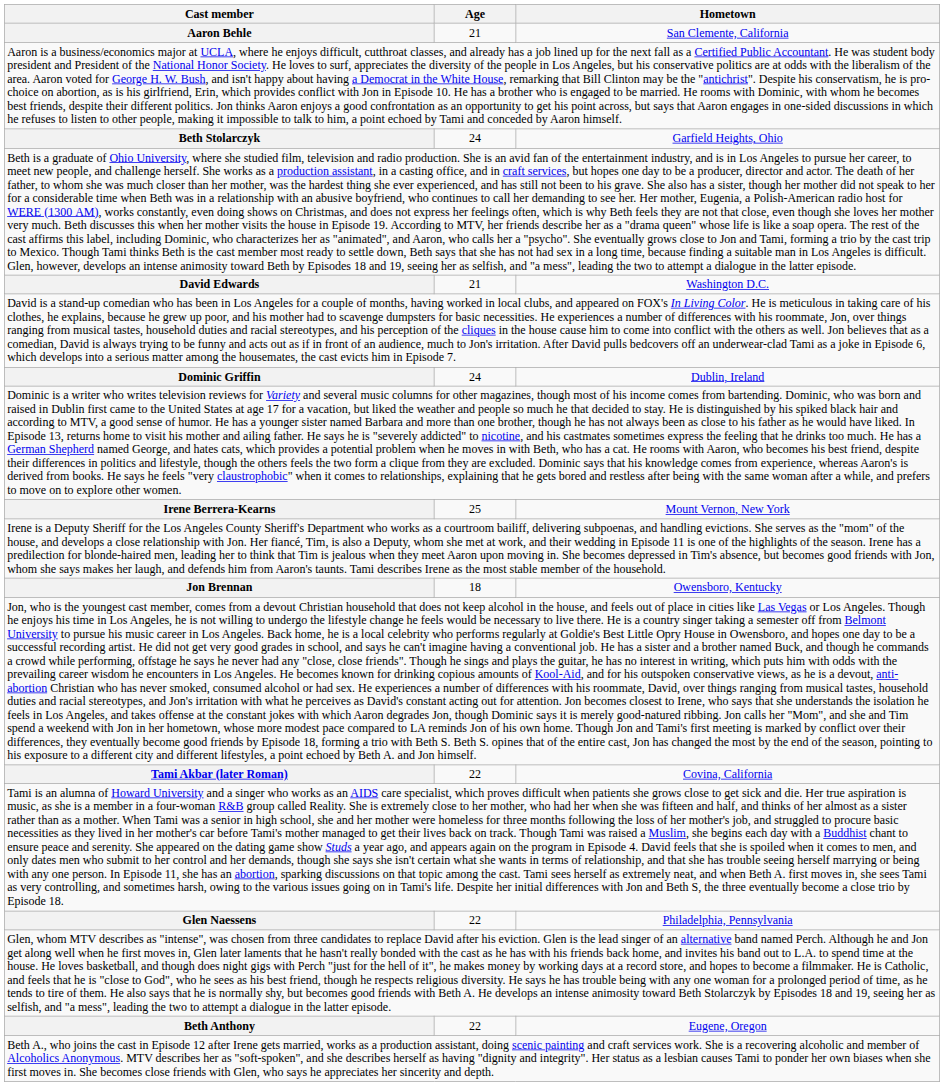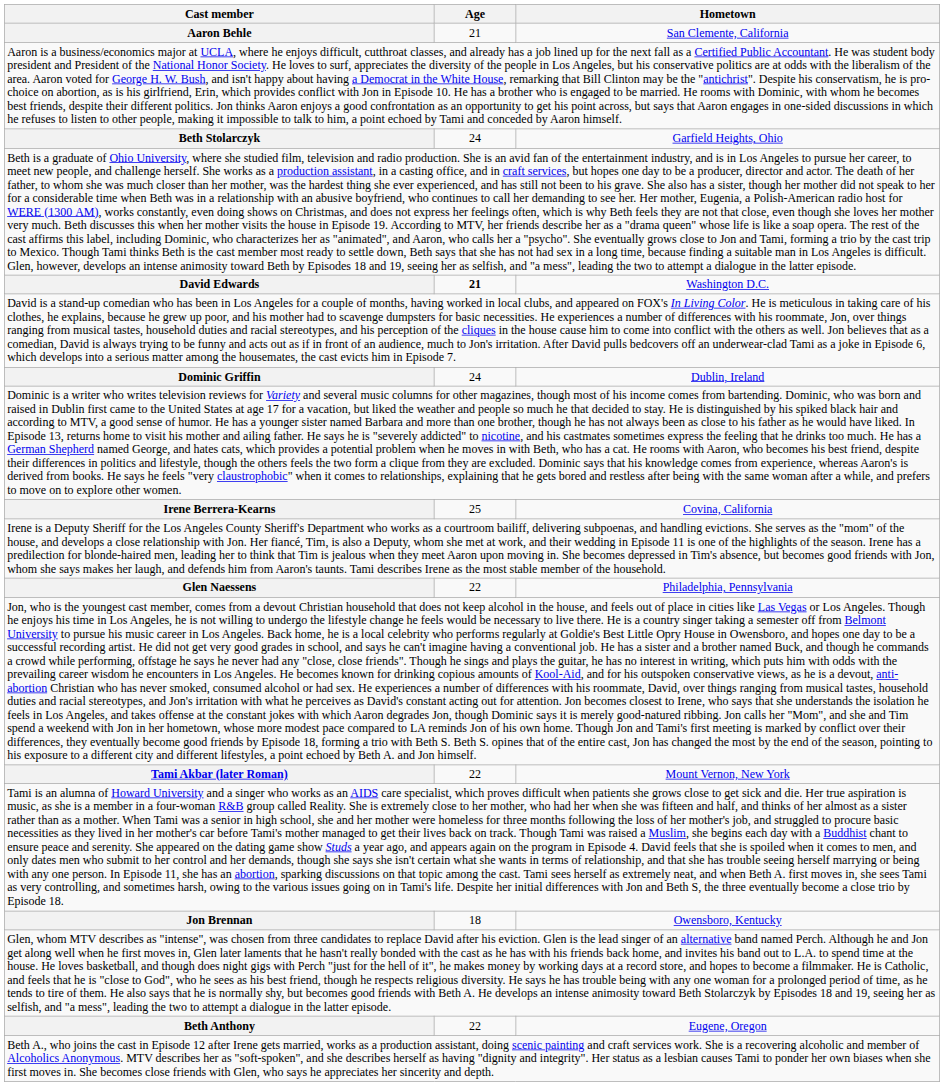(475, 284) normal -> (475, 284) bold
(728, 509) Mount Vernon, New York -> (728, 509) Covina, California
rows swapped: (219, 587) <-> (219, 920)
(728, 774) Covina, California -> (728, 774) Mount Vernon, New York
